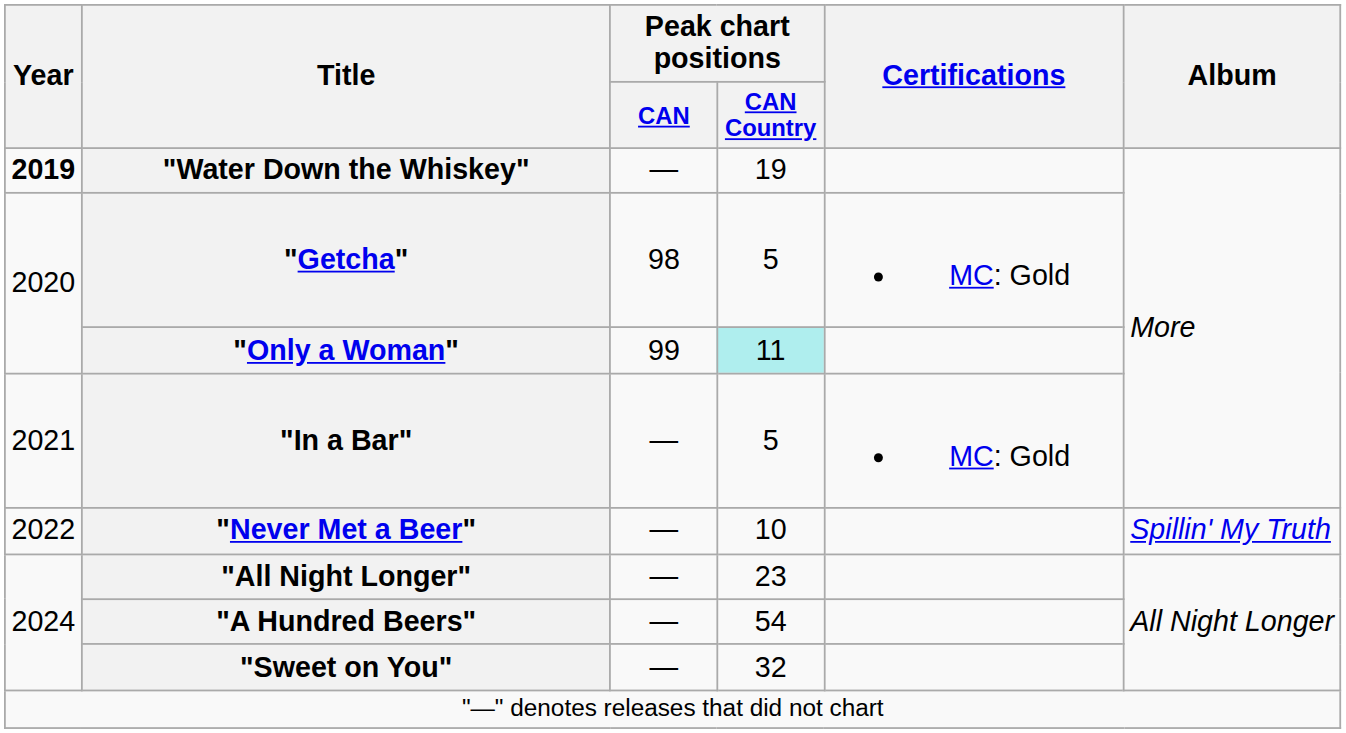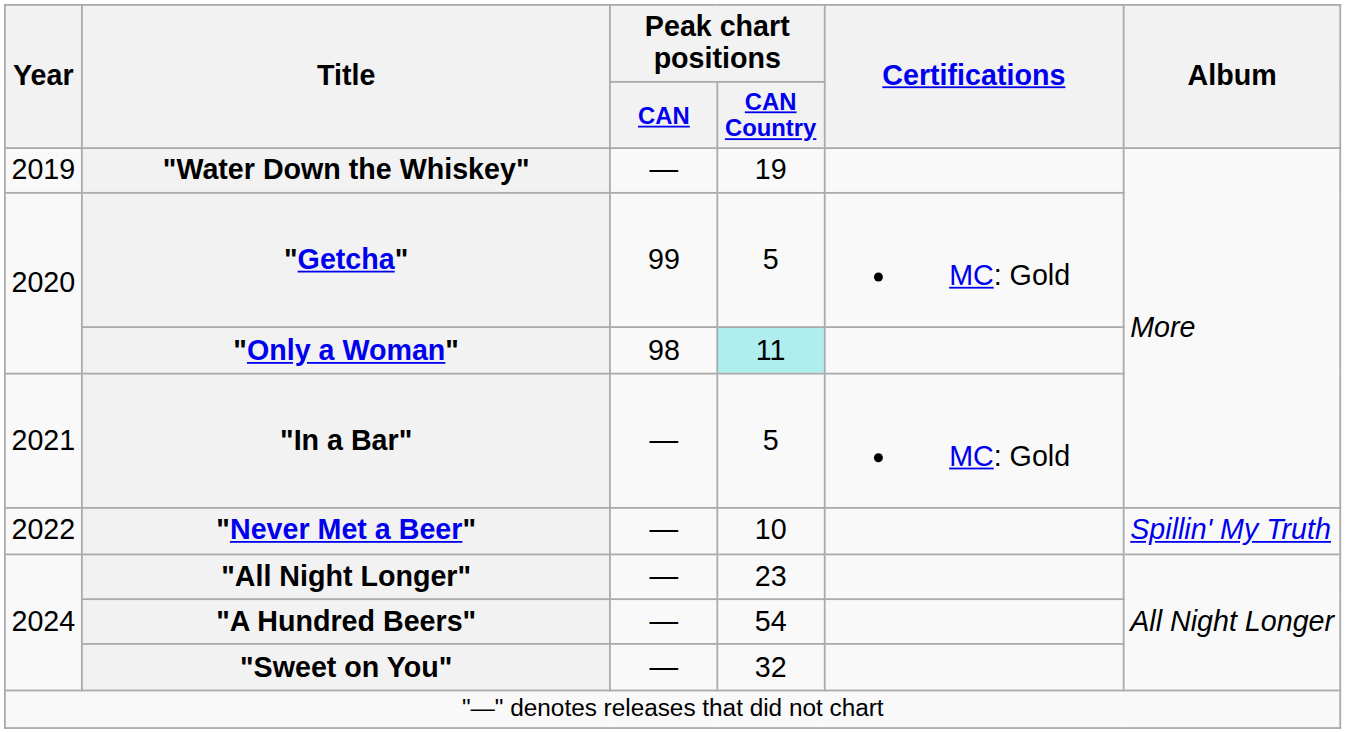(43, 169) bold -> (43, 169) normal
(664, 260) 98 -> (664, 260) 99
(664, 350) 99 -> (664, 350) 98
